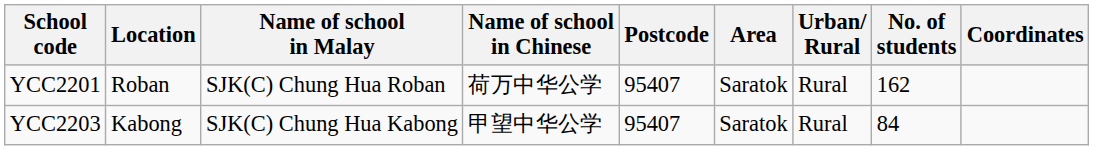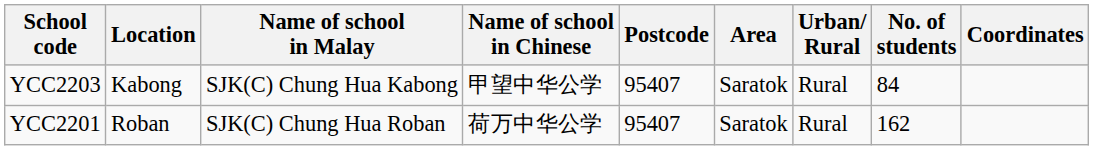rows swapped: (55, 85) <-> (55, 124)
